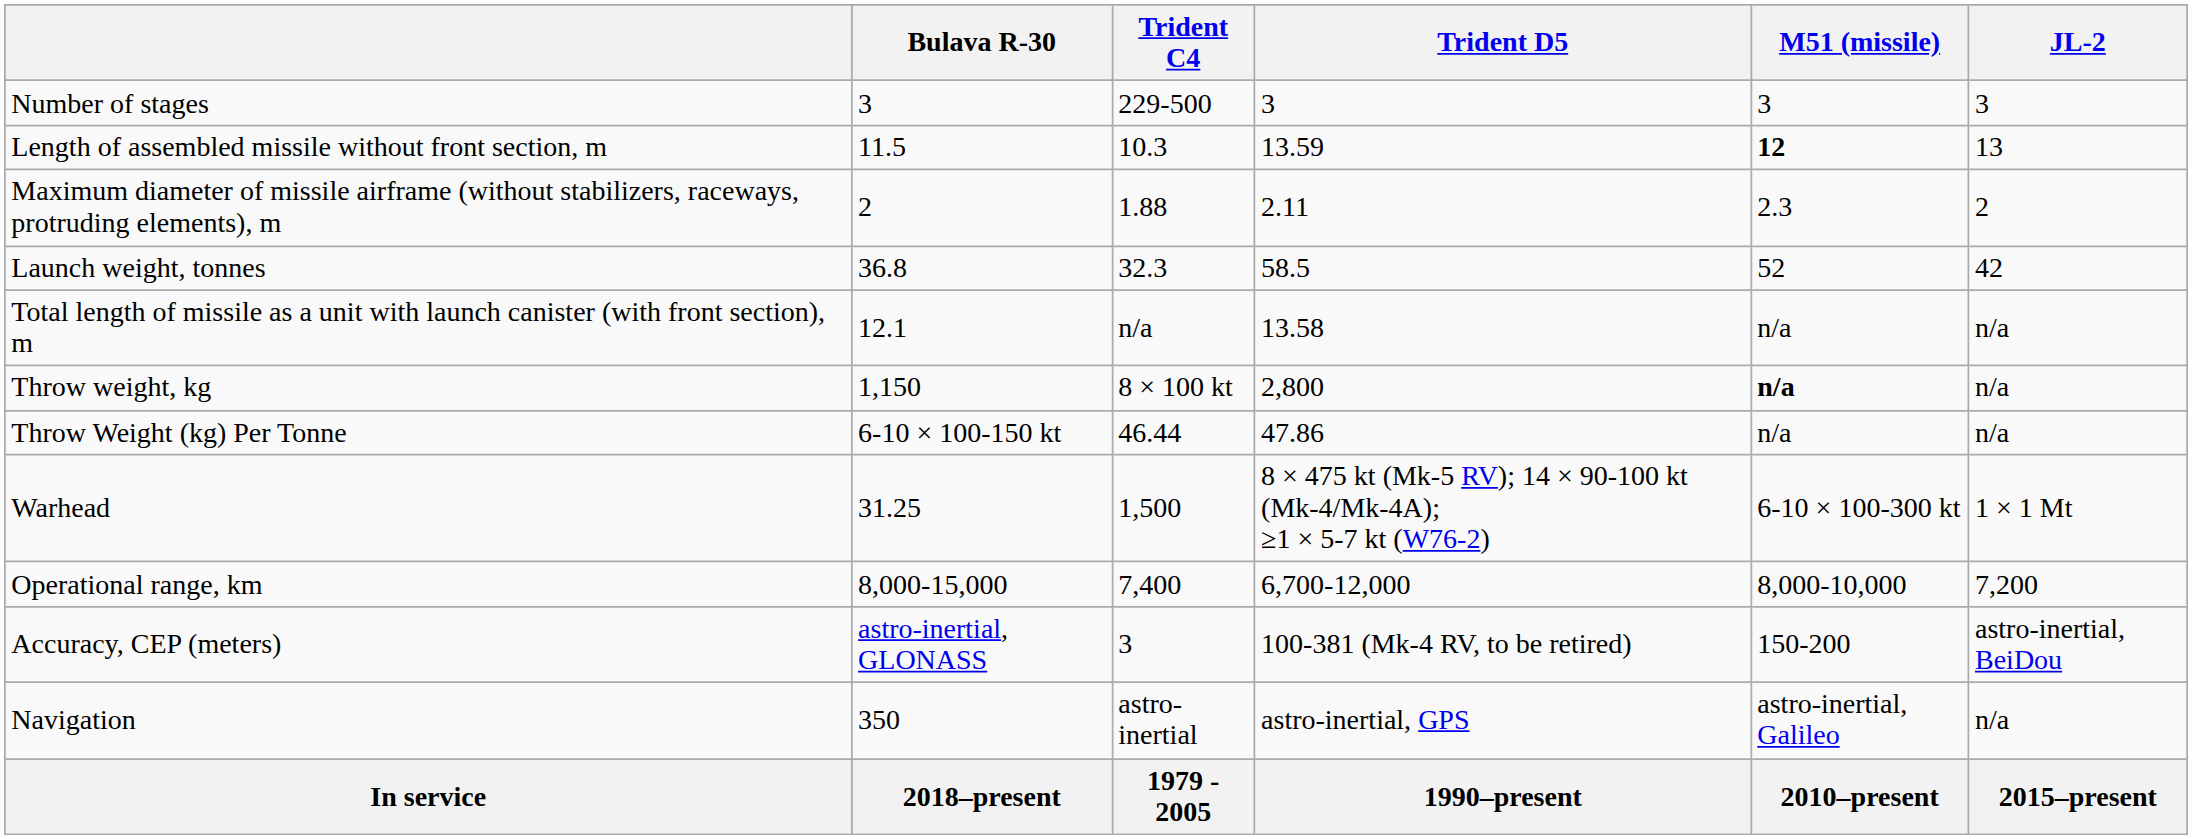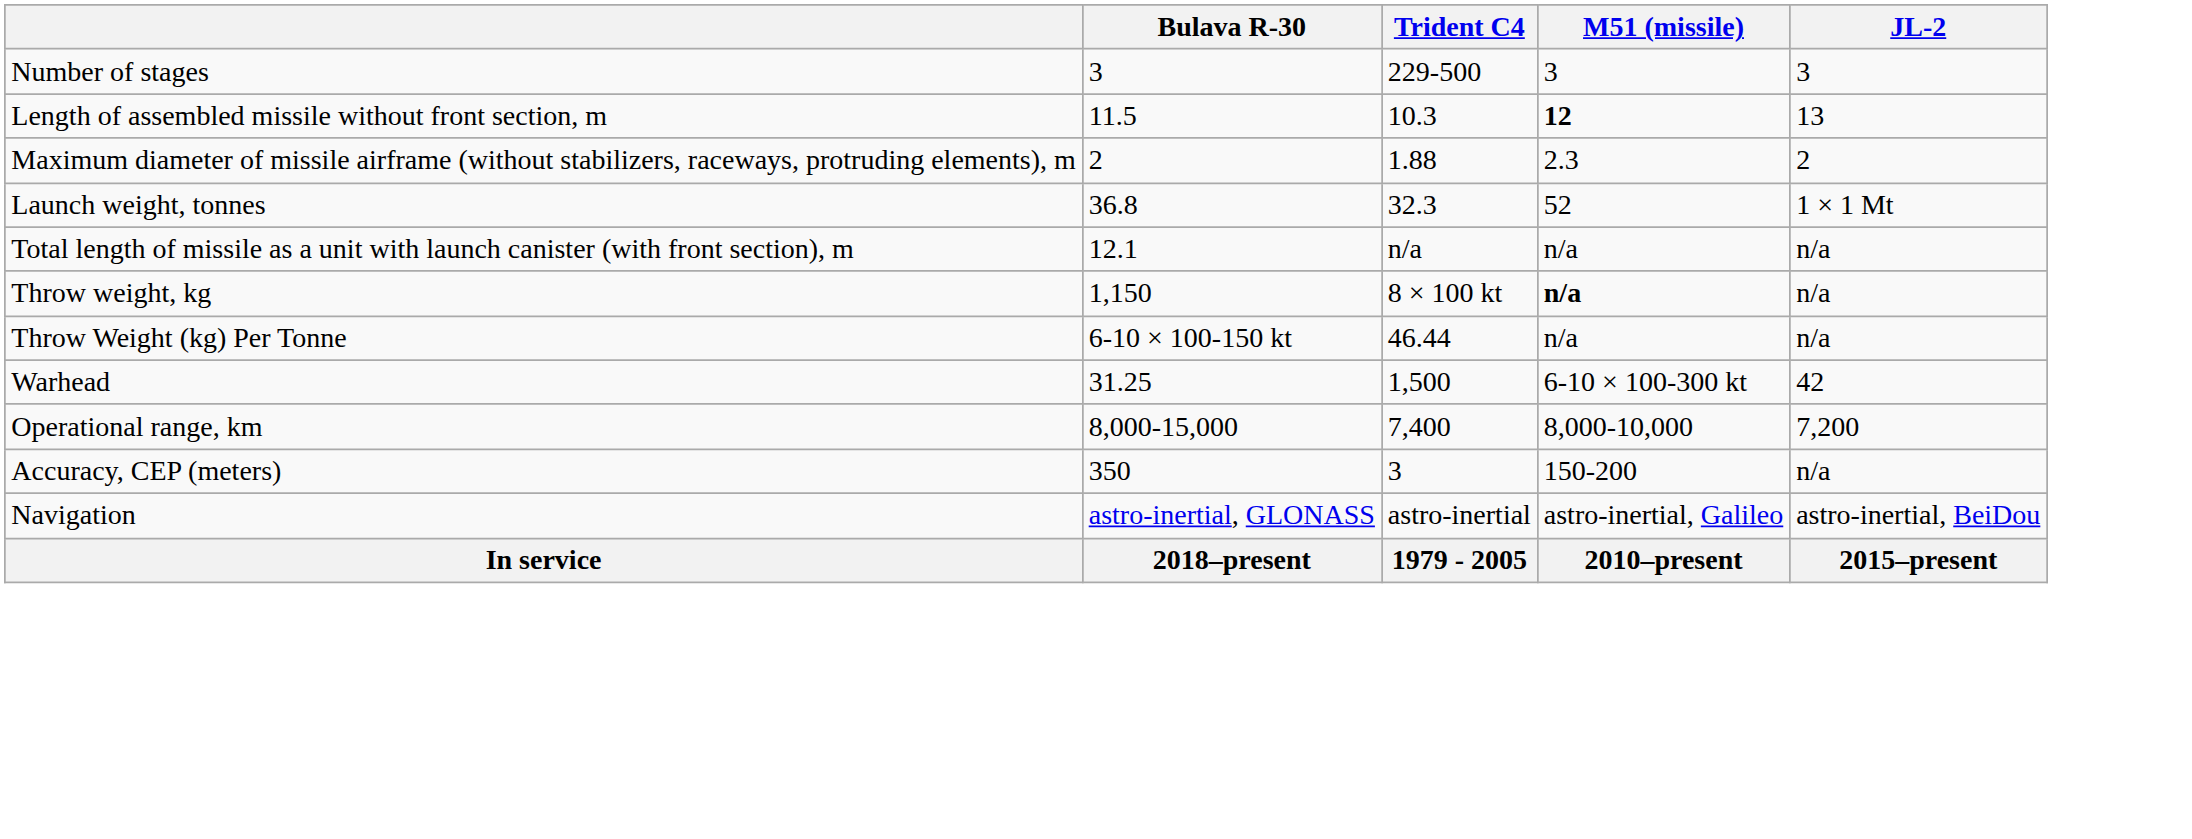- column: (1503, 42)
(1989, 267) 42 -> (1845, 204) 1 × 1 Mt
(2024, 507) 1 × 1 Mt -> (1810, 381) 42
(933, 644) astro-inertial, GLONASS -> (1110, 470) 350
(2050, 644) astro-inertial, BeiDou -> (1813, 470) n/a
(879, 719) 350 -> (1232, 515) astro-inertial, GLONASS
(1992, 719) n/a -> (1918, 515) astro-inertial, BeiDou
